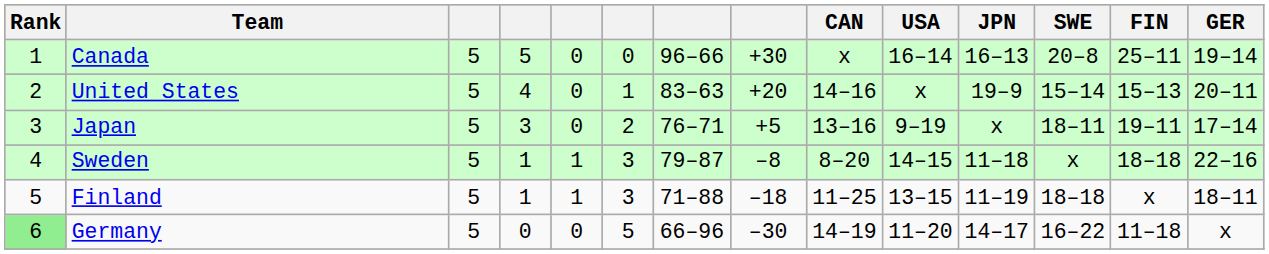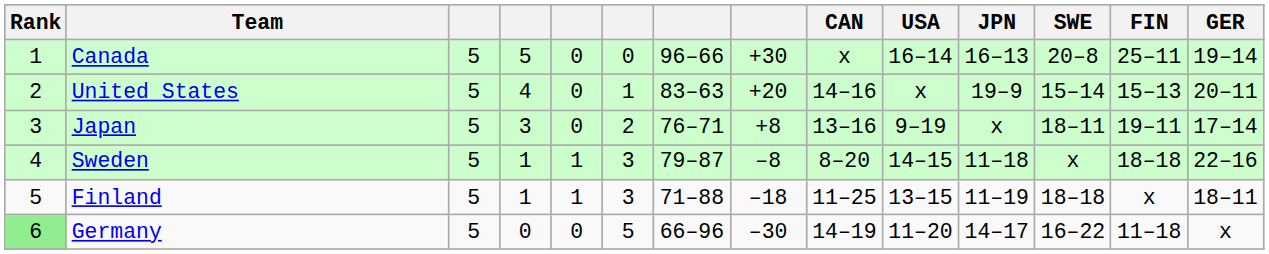(768, 127) +5 -> (768, 127) +8
